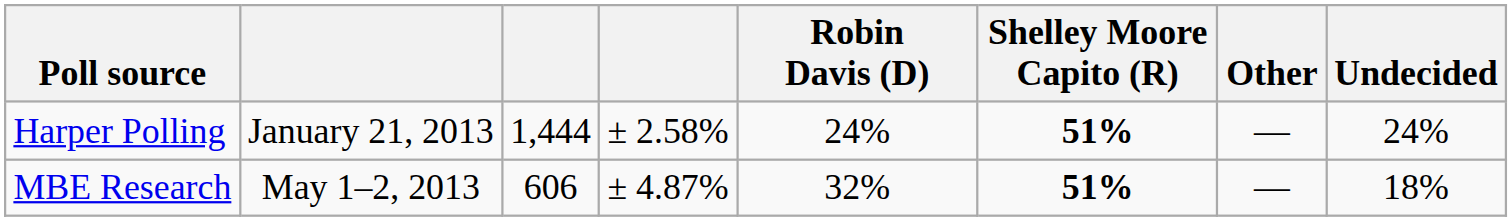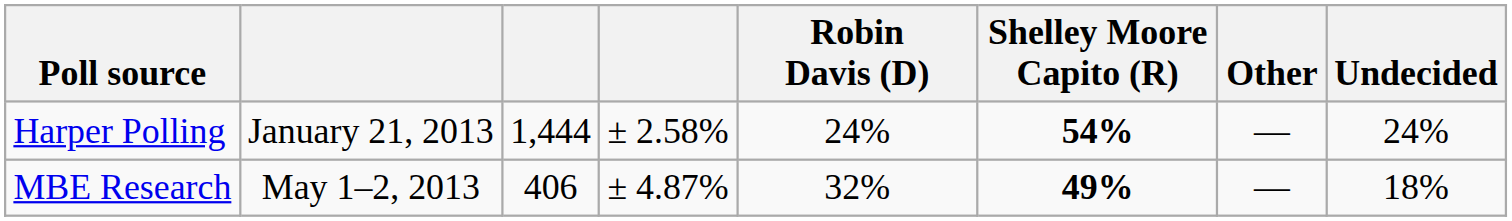(1098, 130) 51% -> (1098, 130) 54%
(551, 186) 606 -> (551, 186) 406
(1098, 186) 51% -> (1098, 186) 49%
